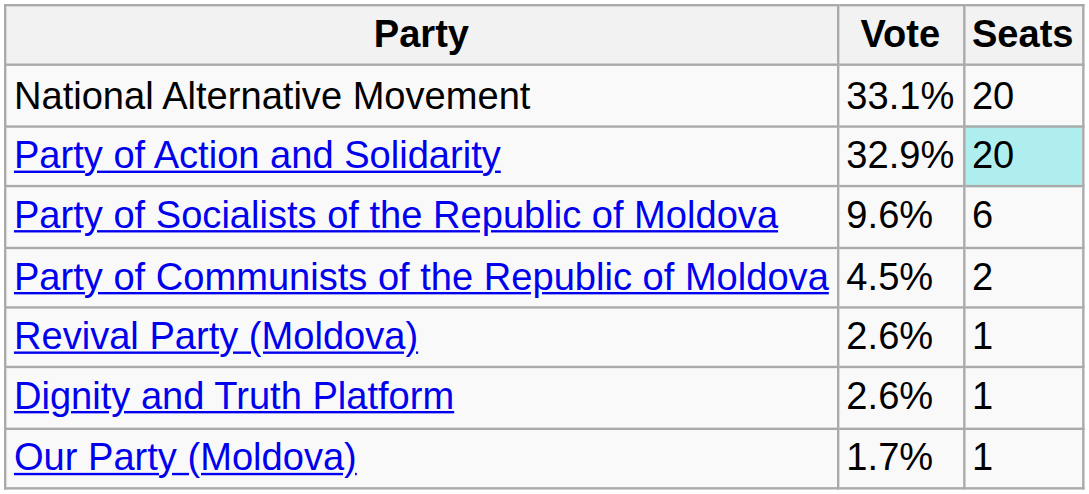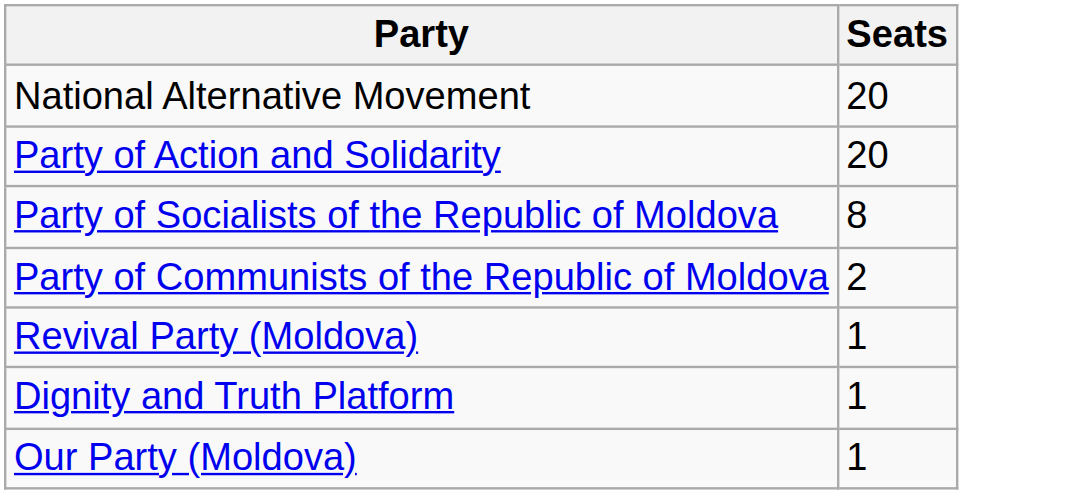- column: (900, 34)
(993, 155) paleturquoise background -> (868, 155) no background
(983, 215) 6 -> (857, 215) 8
